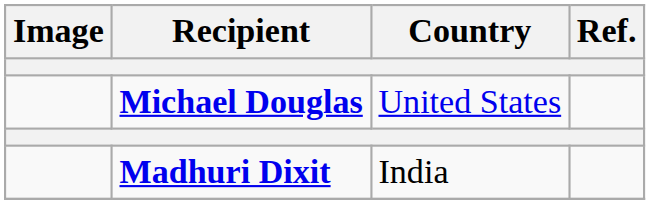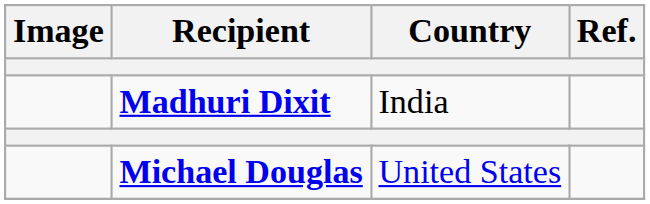rows swapped: (241, 101) <-> (225, 171)
